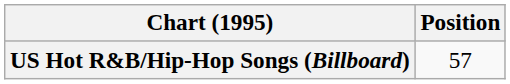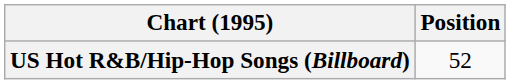(460, 59) 57 -> (460, 59) 52
